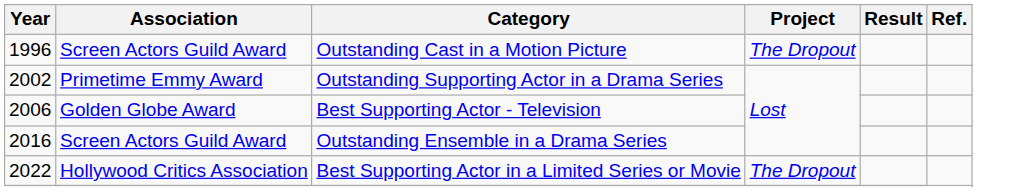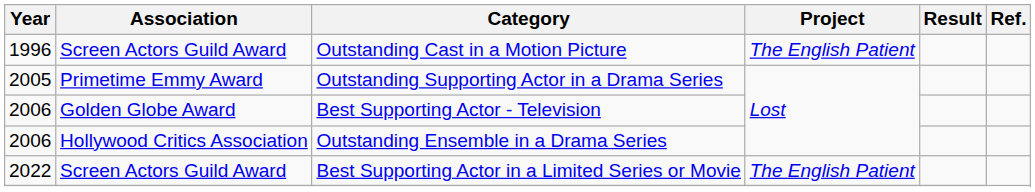(803, 49) The Dropout -> (832, 49) The English Patient
(30, 79) 2002 -> (30, 79) 2005
(30, 140) 2016 -> (30, 140) 2006
(173, 140) Screen Actors Guild Award -> (184, 140) Hollywood Critics Association
(184, 170) Hollywood Critics Association -> (173, 170) Screen Actors Guild Award
(803, 170) The Dropout -> (832, 170) The English Patient
